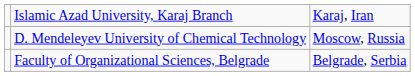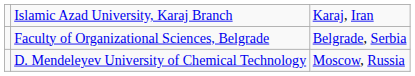rows swapped: (142, 60) <-> (160, 37)
